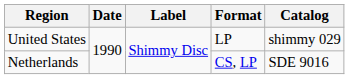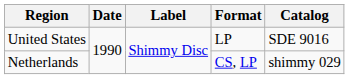(305, 39) shimmy 029 -> (299, 39) SDE 9016
(299, 62) SDE 9016 -> (305, 62) shimmy 029
